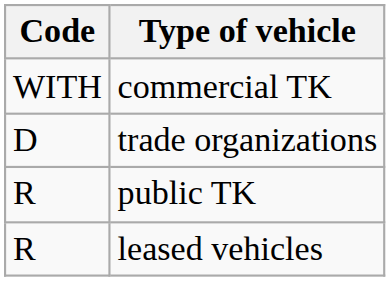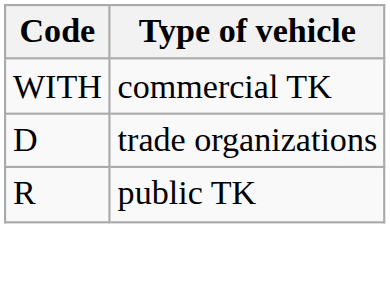- row: (220, 247)
